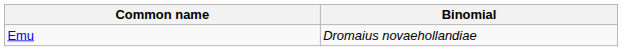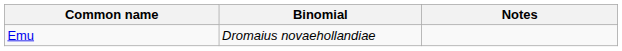+ column: (520, 14)
